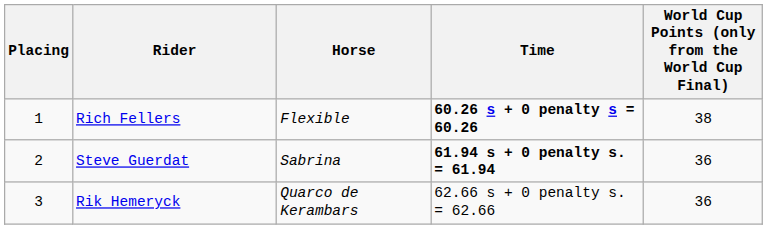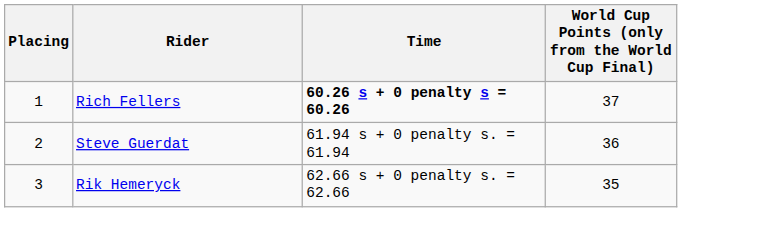- column: (354, 51)
(703, 119) 38 -> (611, 102) 37
(530, 161) bold -> (411, 143) normal
(703, 202) 36 -> (611, 185) 35
